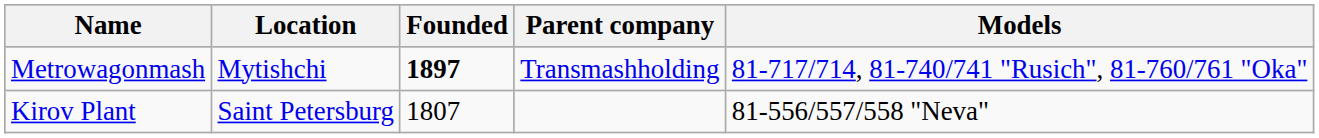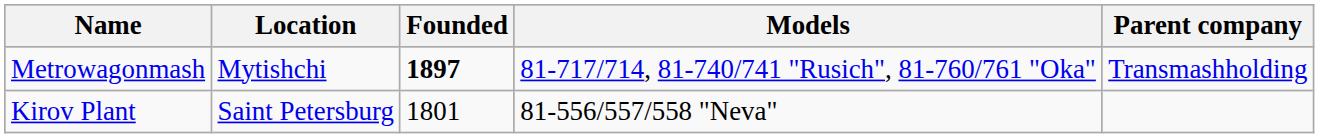columns swapped: (620, 25) <-> (1020, 25)
(433, 111) 1807 -> (433, 111) 1801
